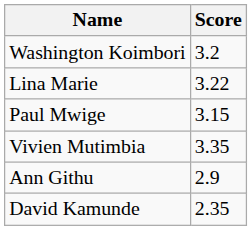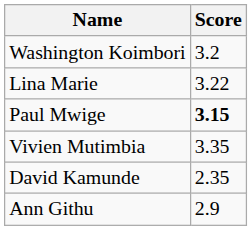(212, 114) normal -> (212, 114) bold
rows swapped: (74, 209) <-> (51, 177)
